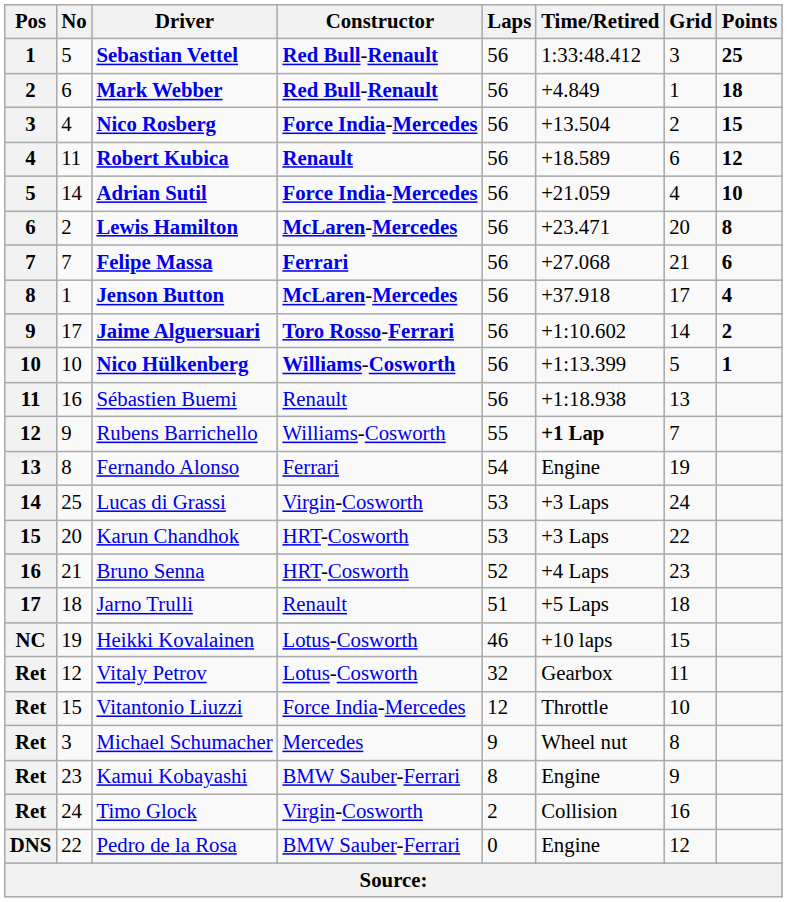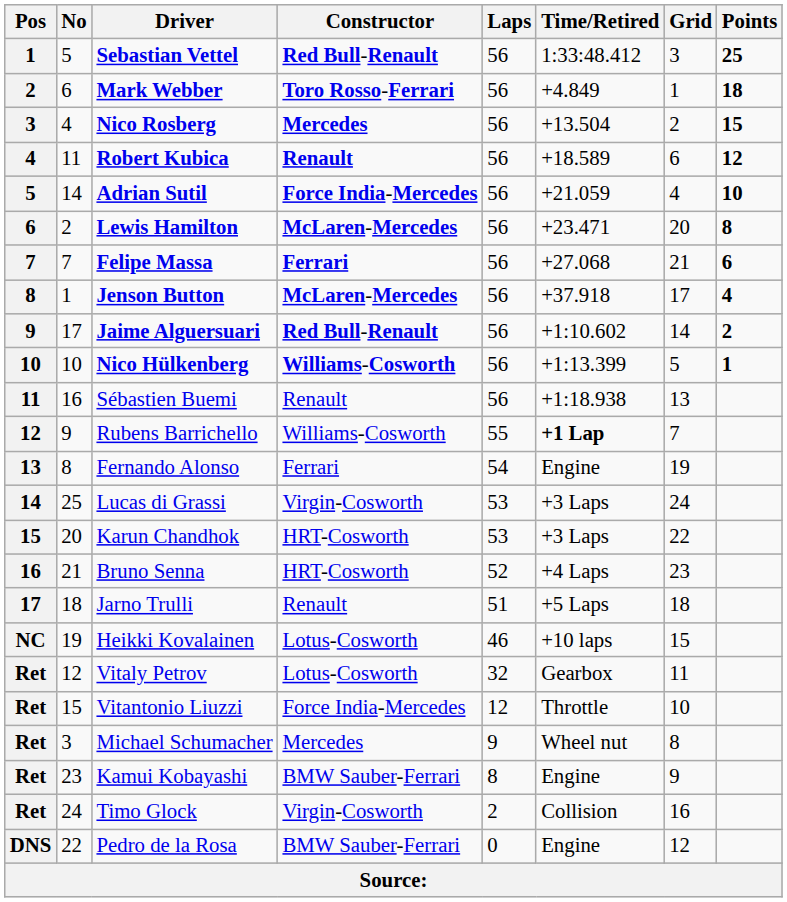(360, 89) Red Bull-Renault -> (368, 89) Toro Rosso-Ferrari
(380, 124) Force India-Mercedes -> (325, 124) Mercedes
(368, 330) Toro Rosso-Ferrari -> (360, 330) Red Bull-Renault
